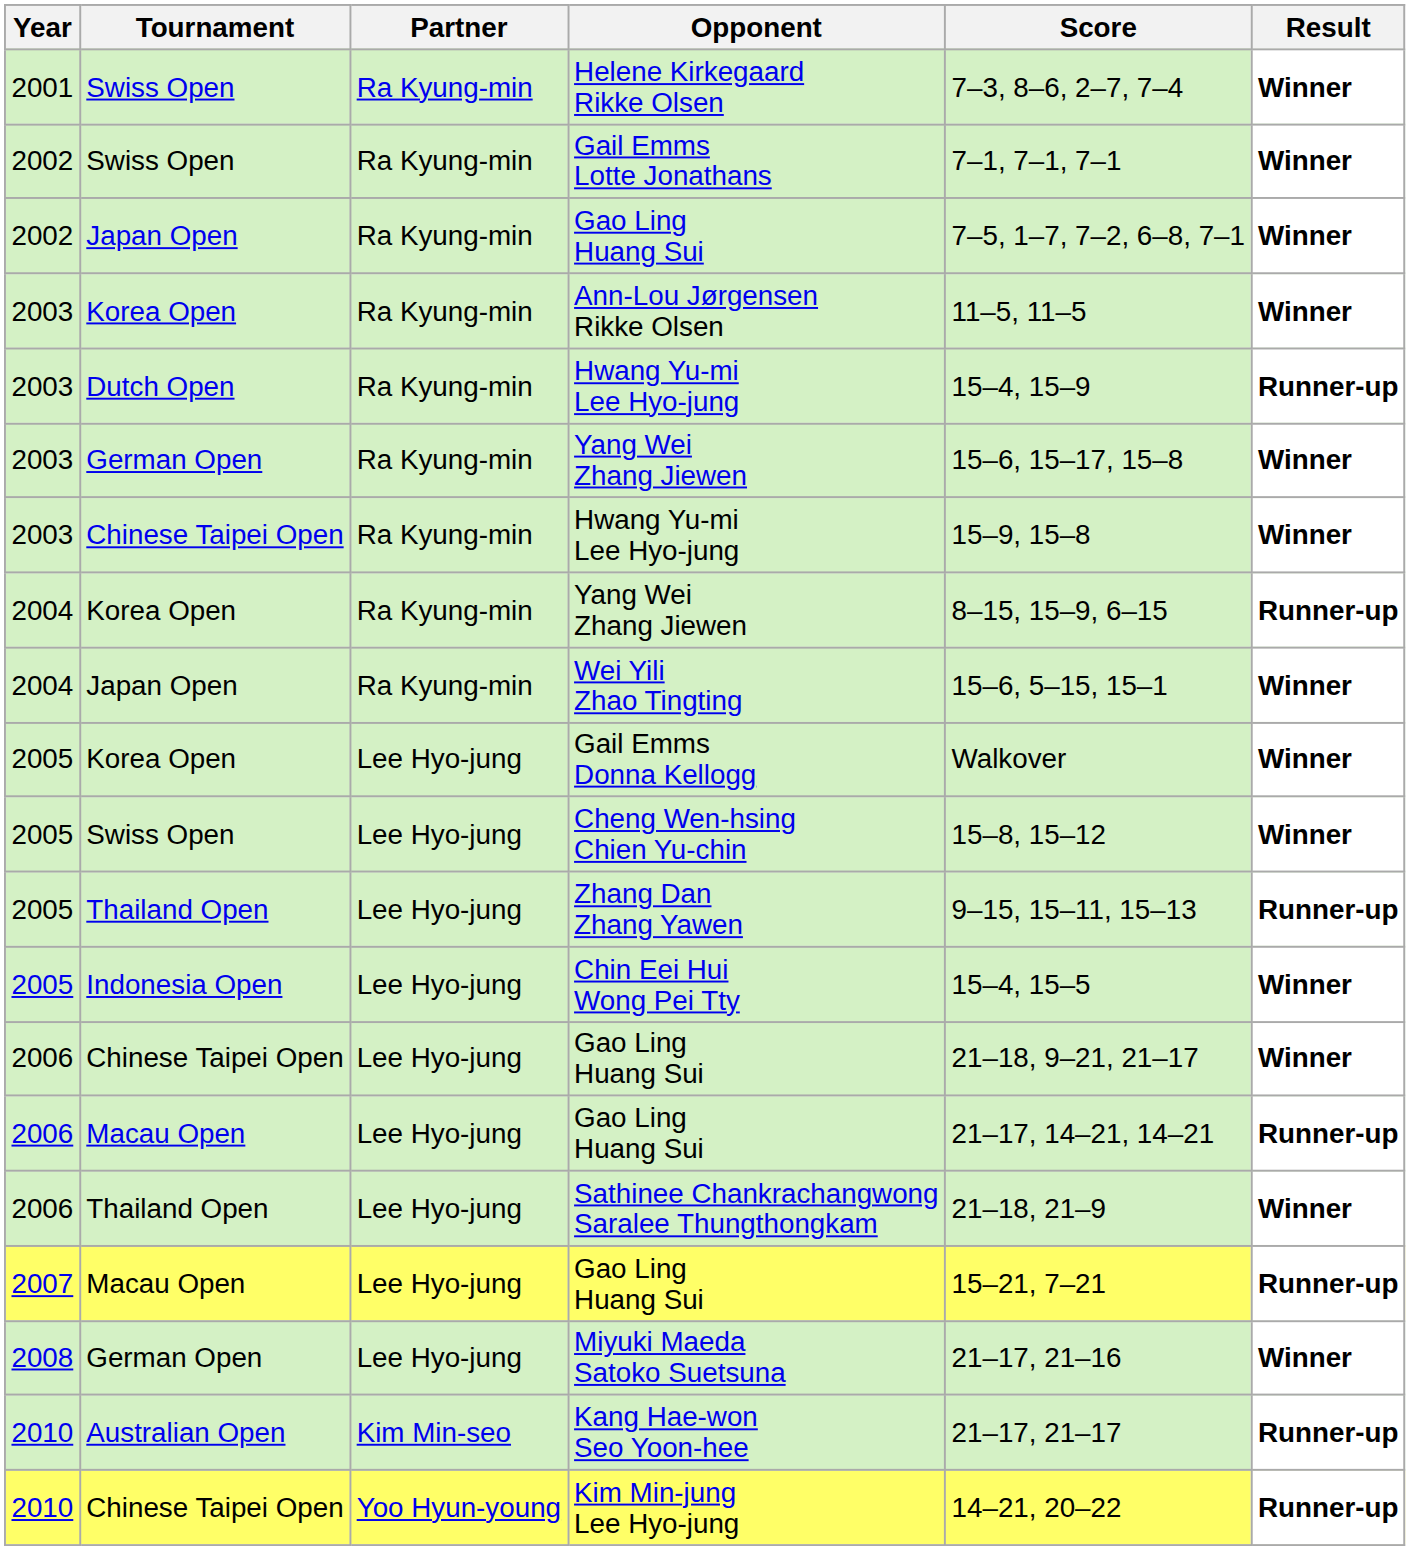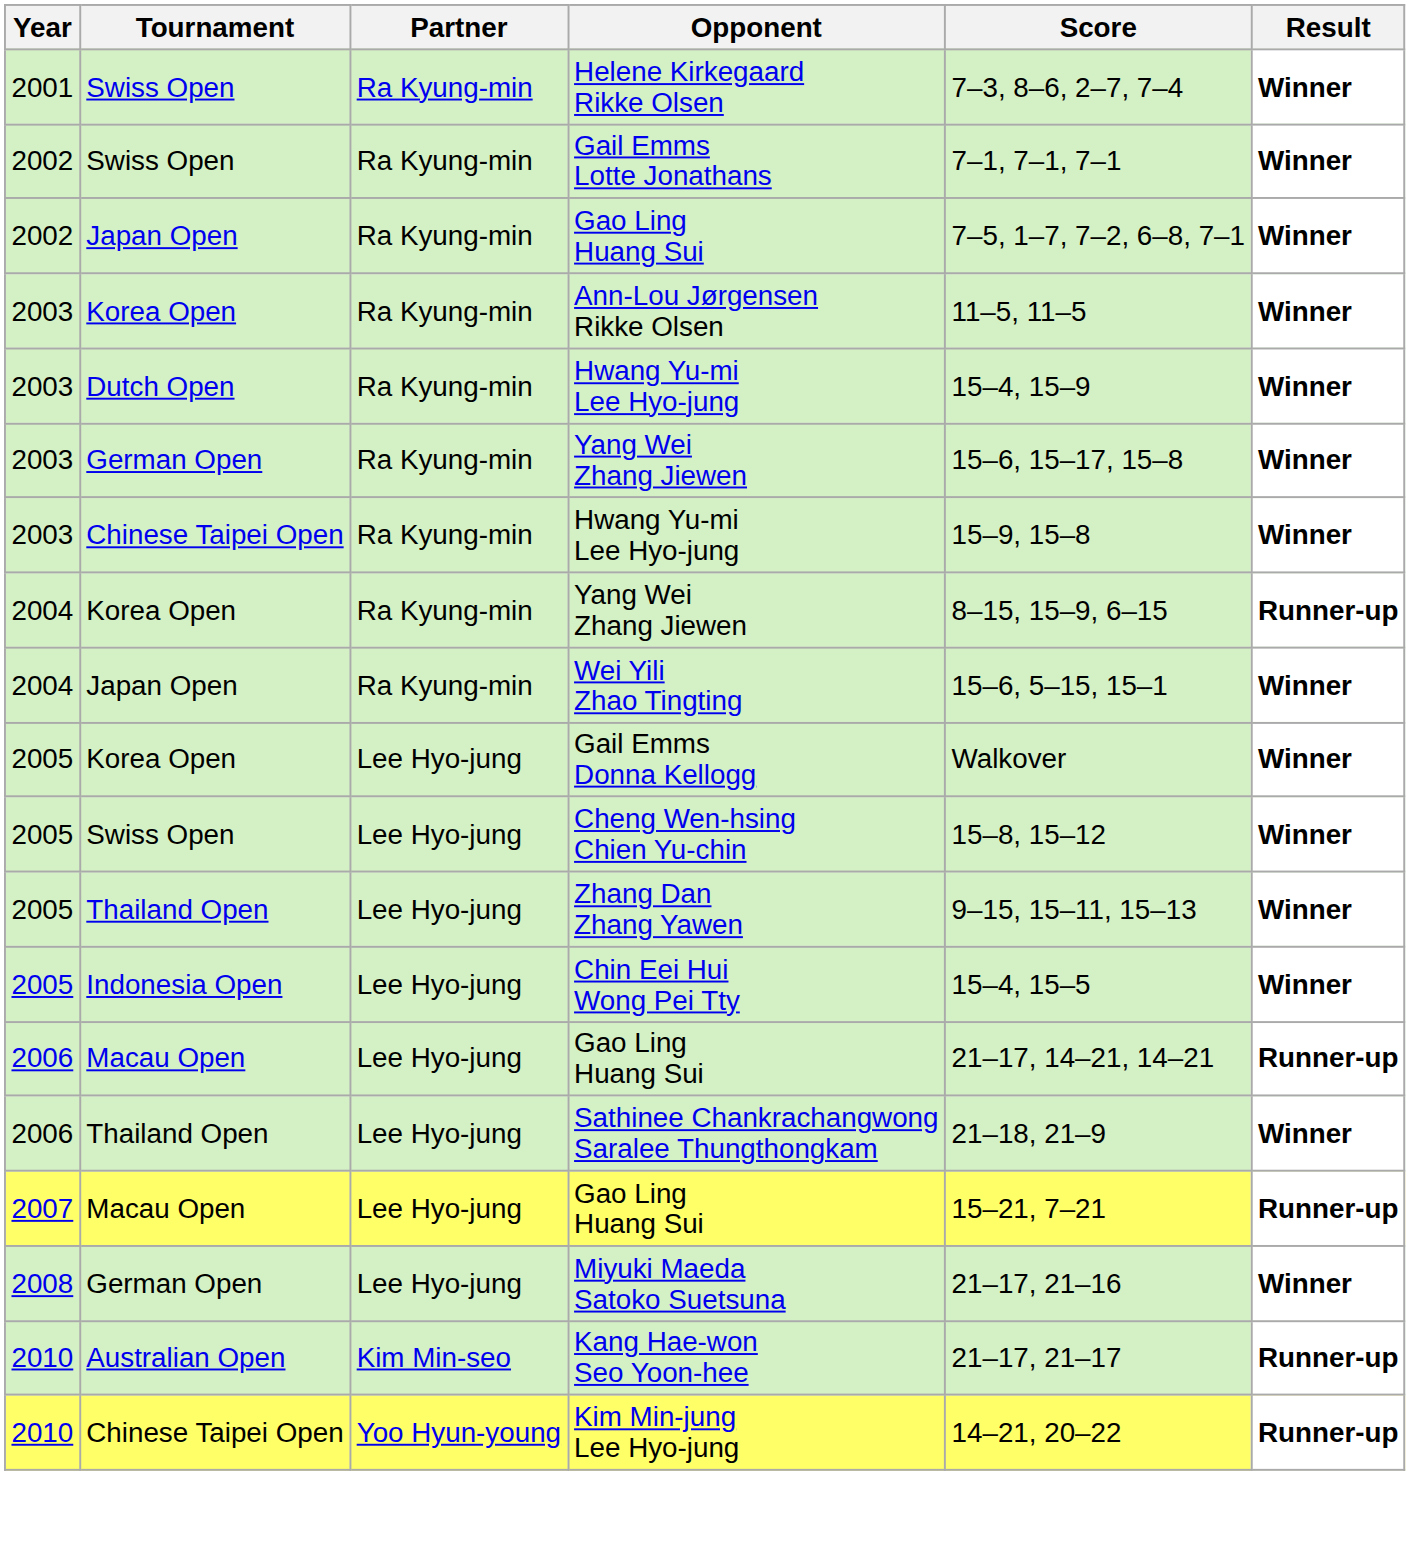(1328, 386) Runner-up -> (1305, 386) Winner
(1328, 909) Runner-up -> (1305, 909) Winner
- row: (215, 1059)
